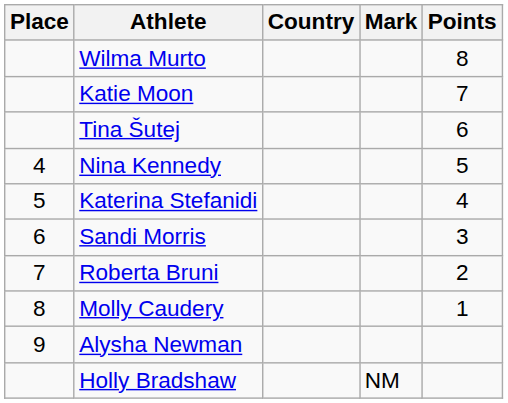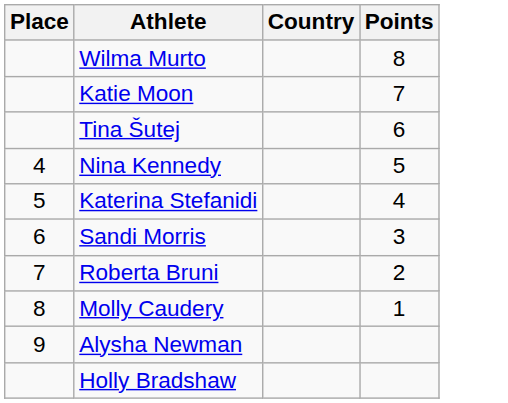- column: (391, 22)
